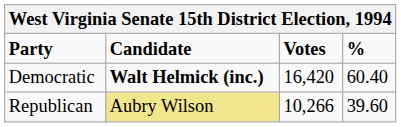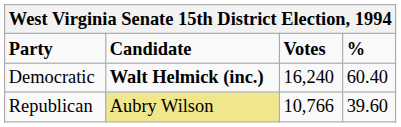(309, 77) 16,420 -> (309, 77) 16,240
(309, 106) 10,266 -> (309, 106) 10,766
